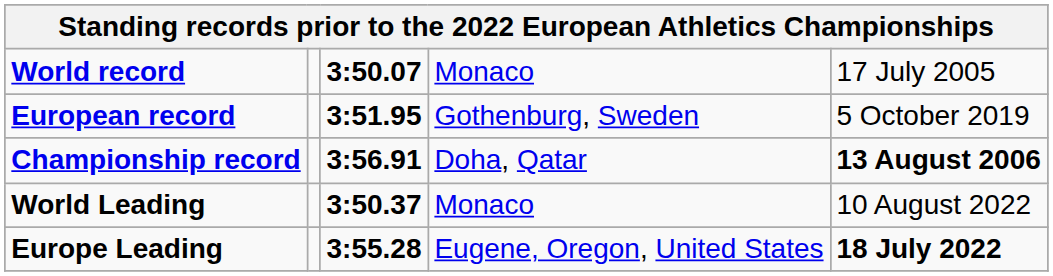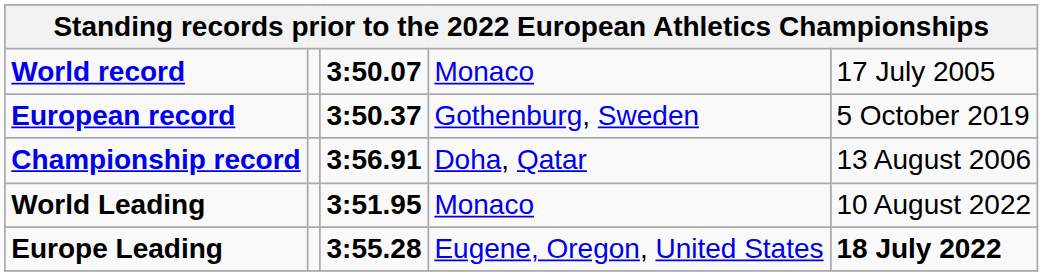(374, 115) 3:51.95 -> (374, 115) 3:50.37
(939, 159) bold -> (934, 159) normal
(374, 204) 3:50.37 -> (374, 204) 3:51.95
